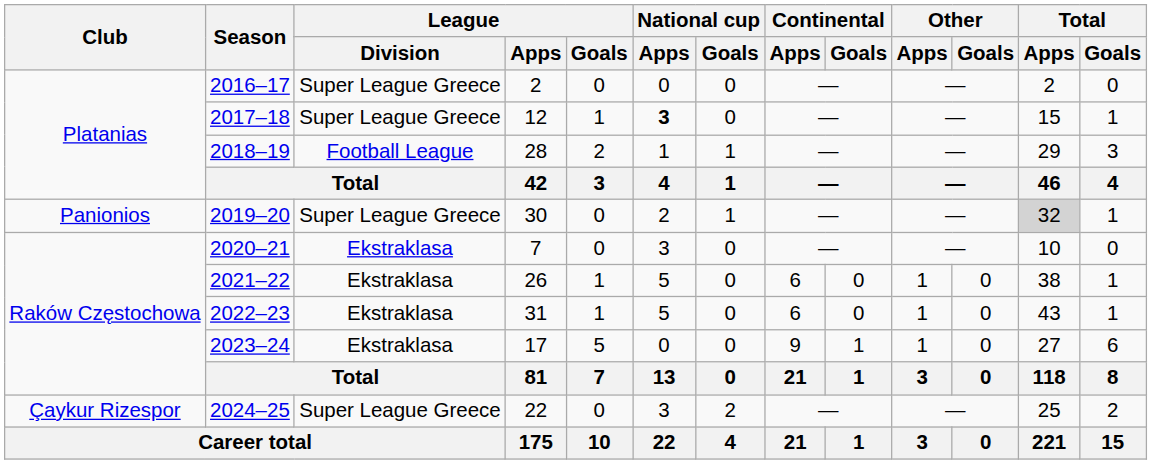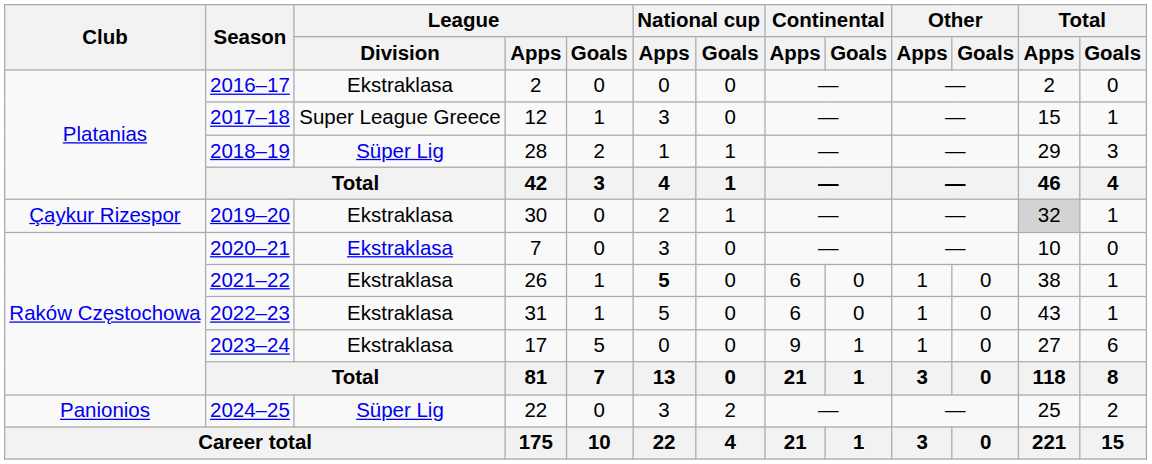(400, 85) Super League Greece -> (400, 85) Ekstraklasa
(664, 118) bold -> (664, 118) normal
(400, 150) Football League -> (400, 150) Süper Lig
(105, 215) Panionios -> (105, 215) Çaykur Rizespor
(400, 215) Super League Greece -> (400, 215) Ekstraklasa
(664, 280) normal -> (664, 280) bold
(105, 410) Çaykur Rizespor -> (105, 410) Panionios
(400, 410) Super League Greece -> (400, 410) Süper Lig
